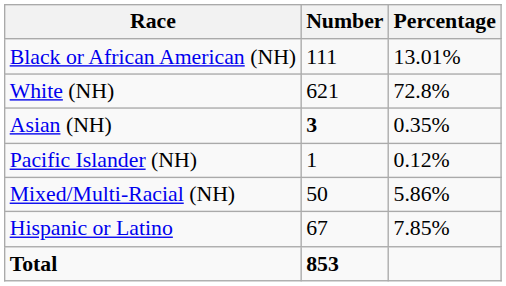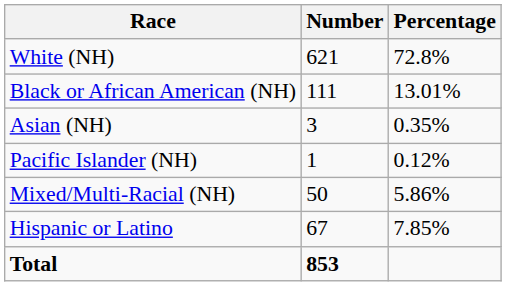rows swapped: (62, 90) <-> (153, 56)
(312, 125) bold -> (312, 125) normal
